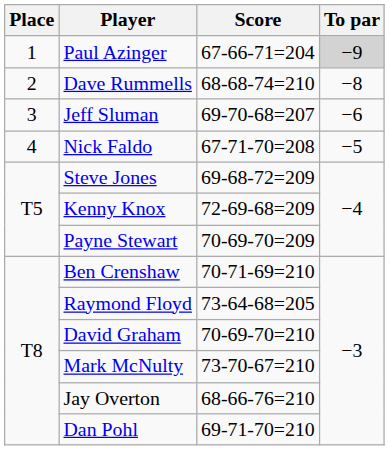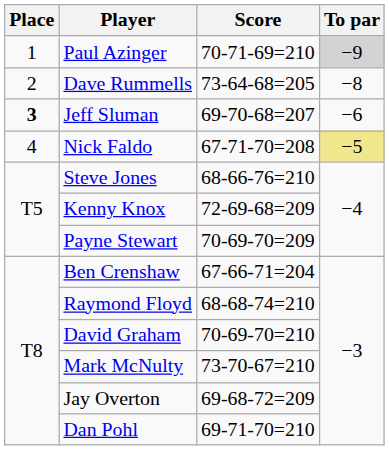(258, 51) 67-66-71=204 -> (258, 51) 70-71-69=210
(258, 83) 68-68-74=210 -> (258, 83) 73-64-68=205
(32, 114) normal -> (32, 114) bold
(352, 146) no background -> (352, 146) khaki background
(258, 177) 69-68-72=209 -> (258, 177) 68-66-76=210
(258, 271) 70-71-69=210 -> (258, 271) 67-66-71=204
(258, 303) 73-64-68=205 -> (258, 303) 68-68-74=210
(258, 397) 68-66-76=210 -> (258, 397) 69-68-72=209
